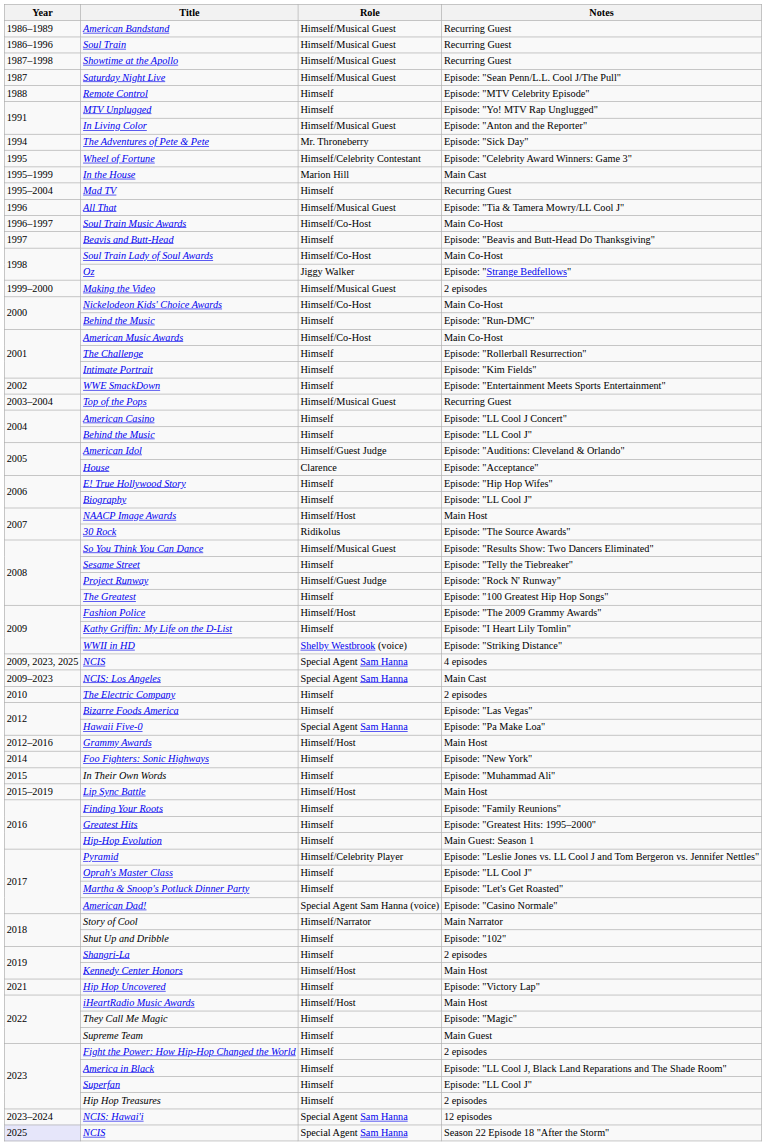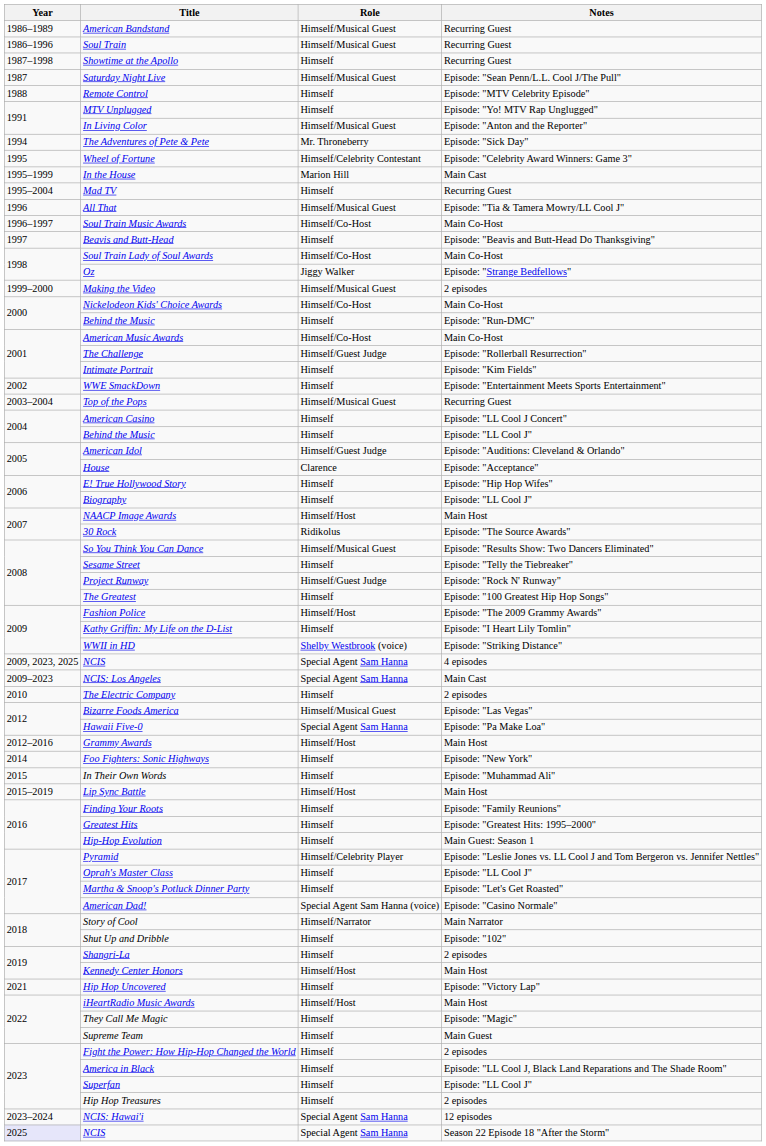(348, 61) Himself/Musical Guest -> (317, 61) Himself
(317, 353) Himself -> (344, 353) Himself/Guest Judge
(317, 710) Himself -> (348, 710) Himself/Musical Guest
